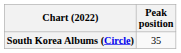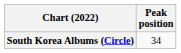(156, 40) 35 -> (156, 40) 34
